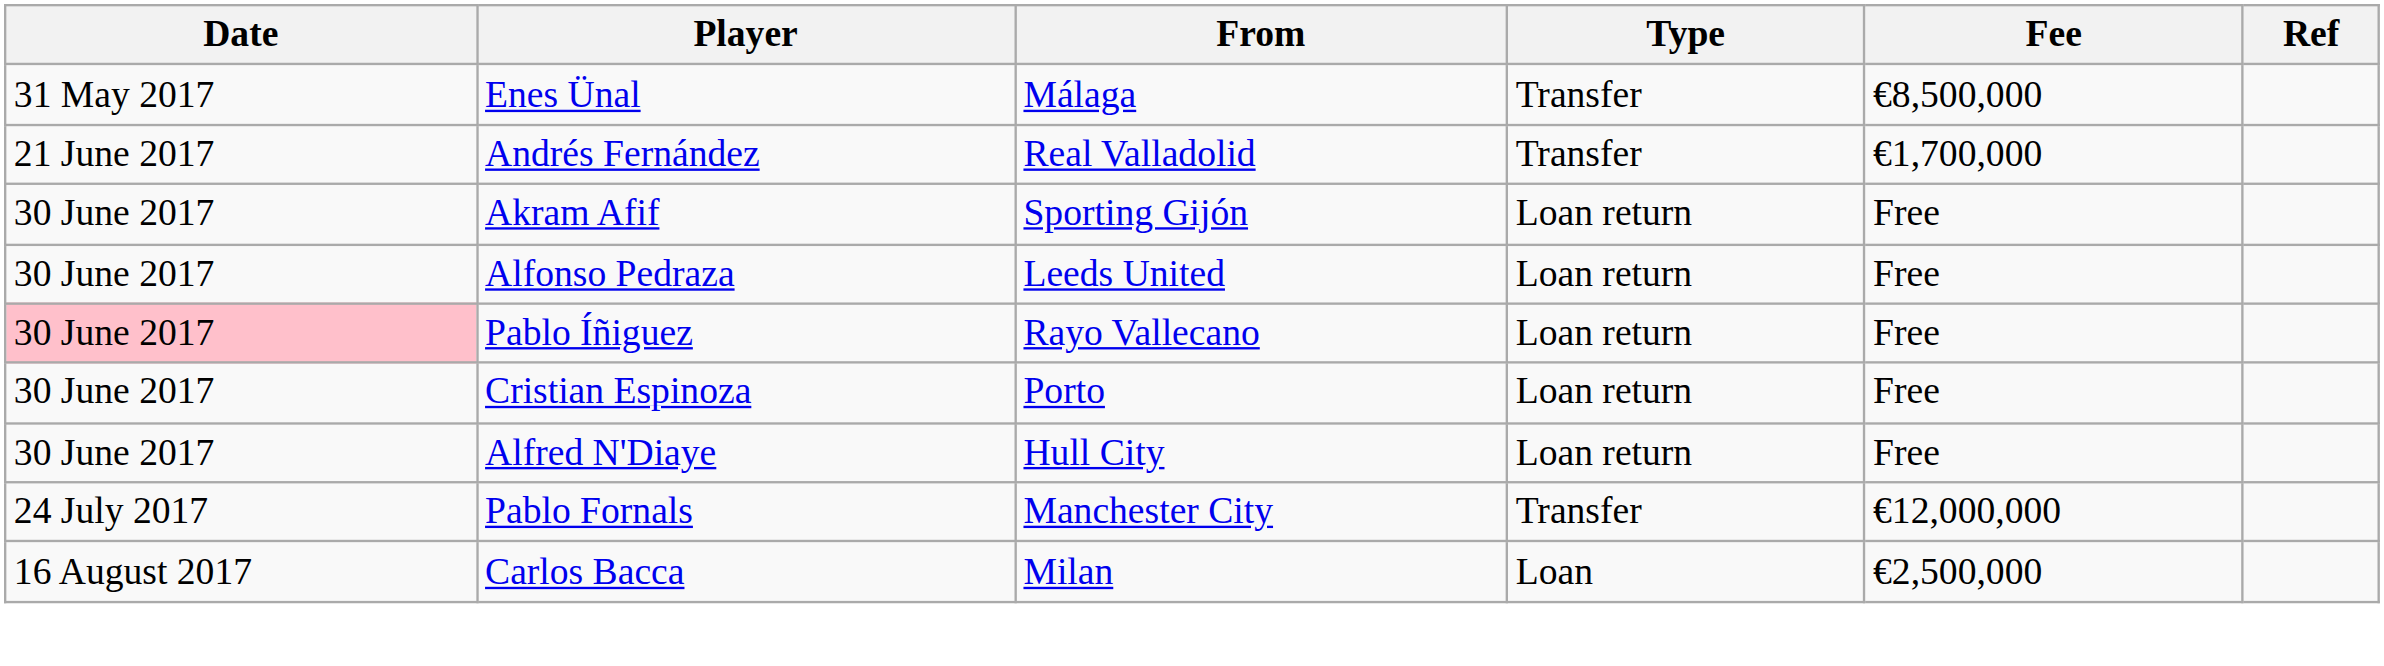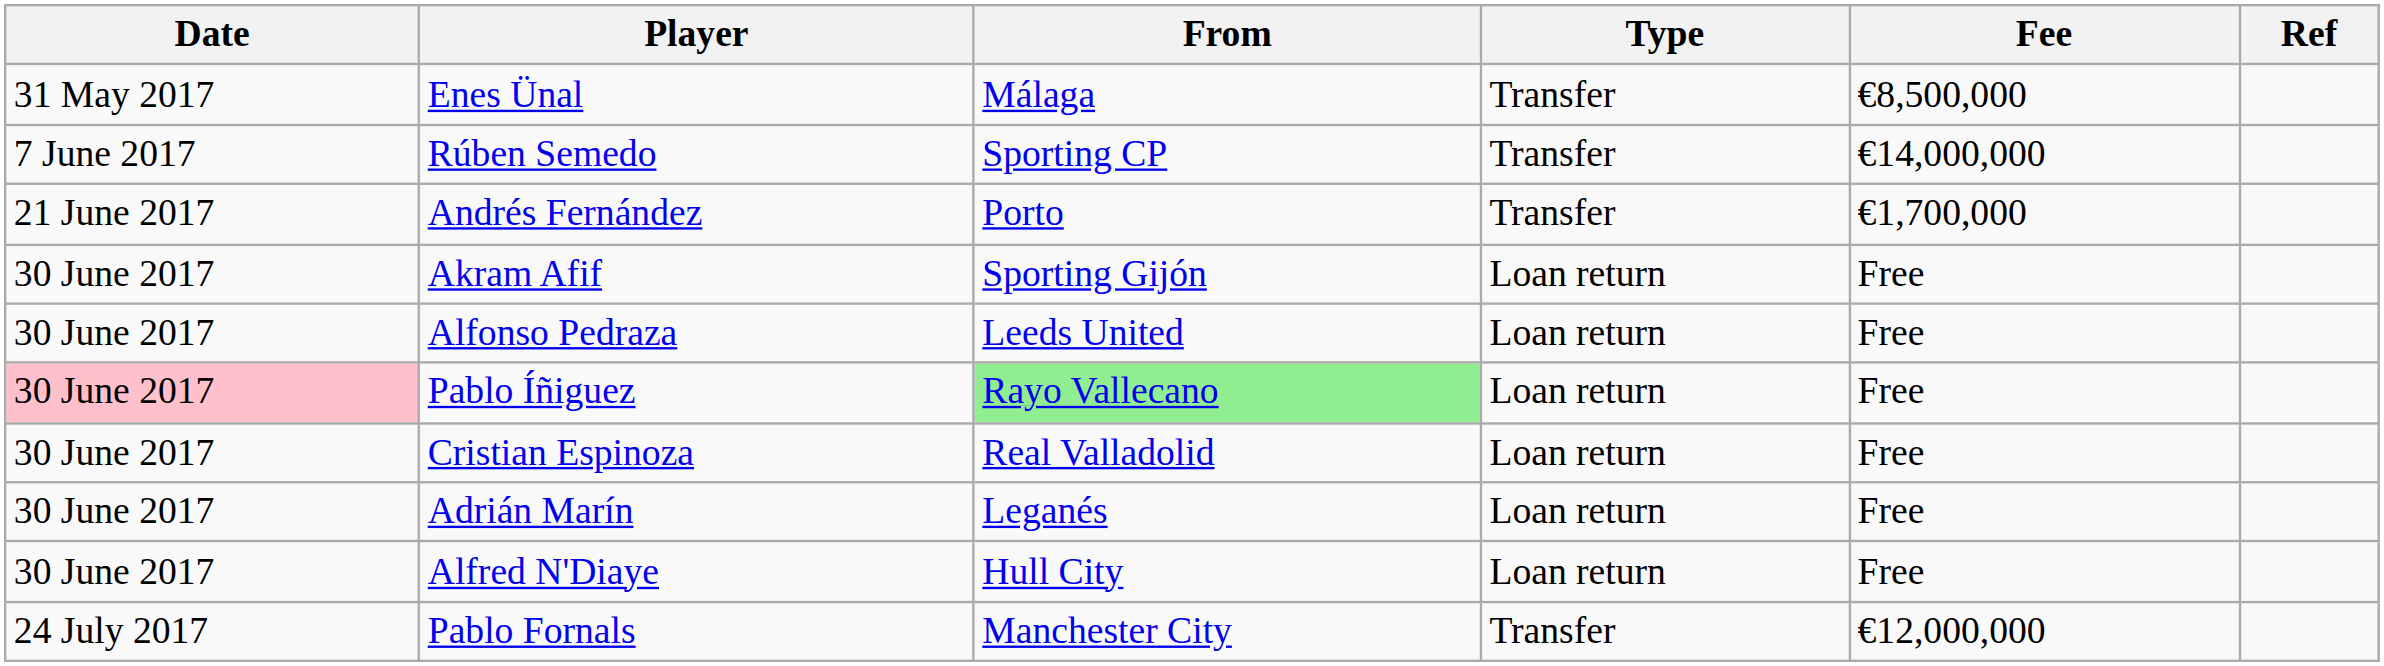+ row: (542, 153)
(1140, 153) Real Valladolid -> (1023, 213) Porto
(1142, 332) no background -> (1100, 392) lightgreen background
(1064, 392) Porto -> (1098, 451) Real Valladolid
+ row: (531, 511)
- row: (585, 570)
